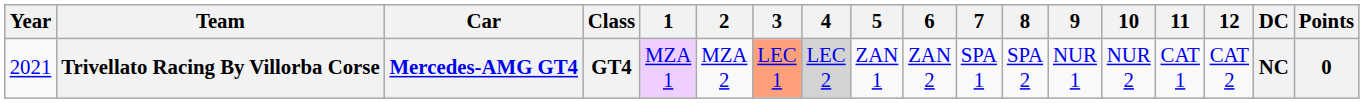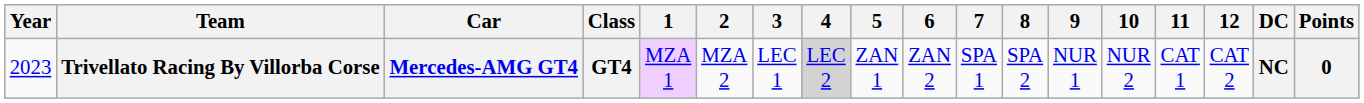(30, 67) 2021 -> (30, 67) 2023
(777, 67) lightsalmon background -> (777, 67) no background
